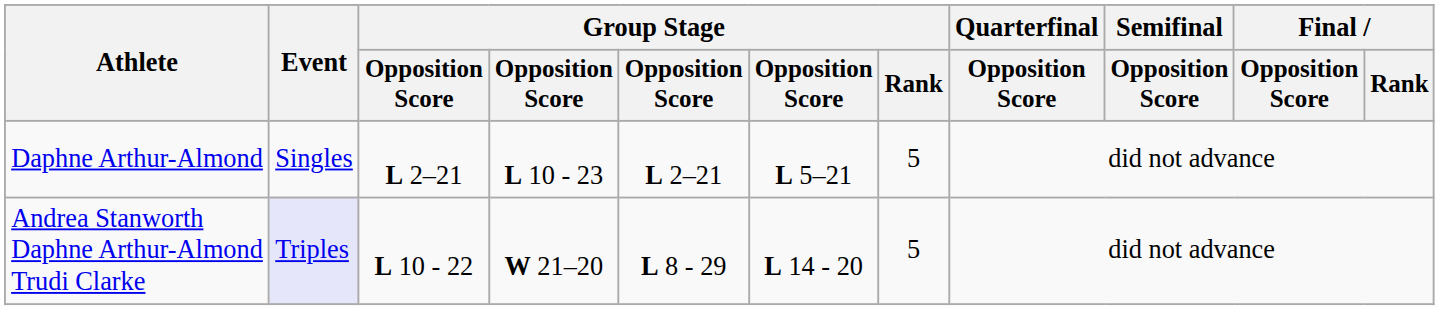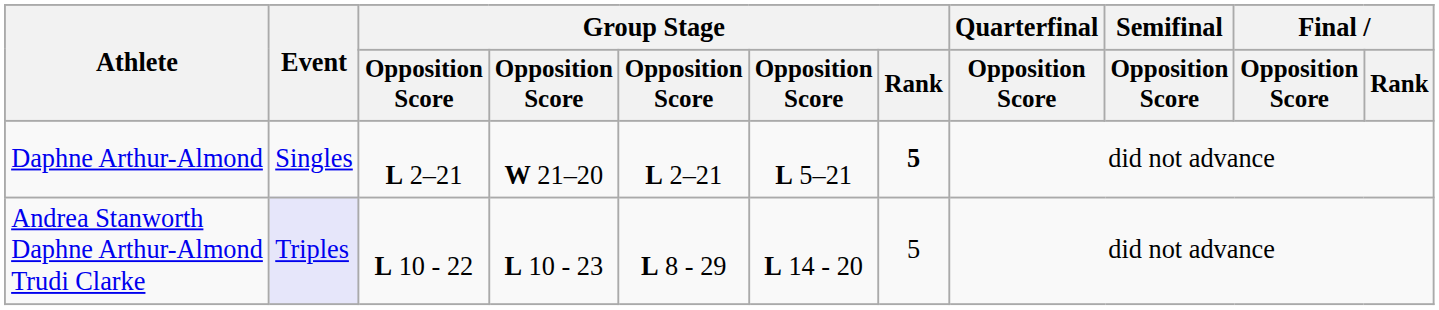(554, 174) L 10 - 23 -> (554, 174) W 21–20
(914, 158) normal -> (914, 158) bold
(554, 266) W 21–20 -> (554, 266) L 10 - 23
